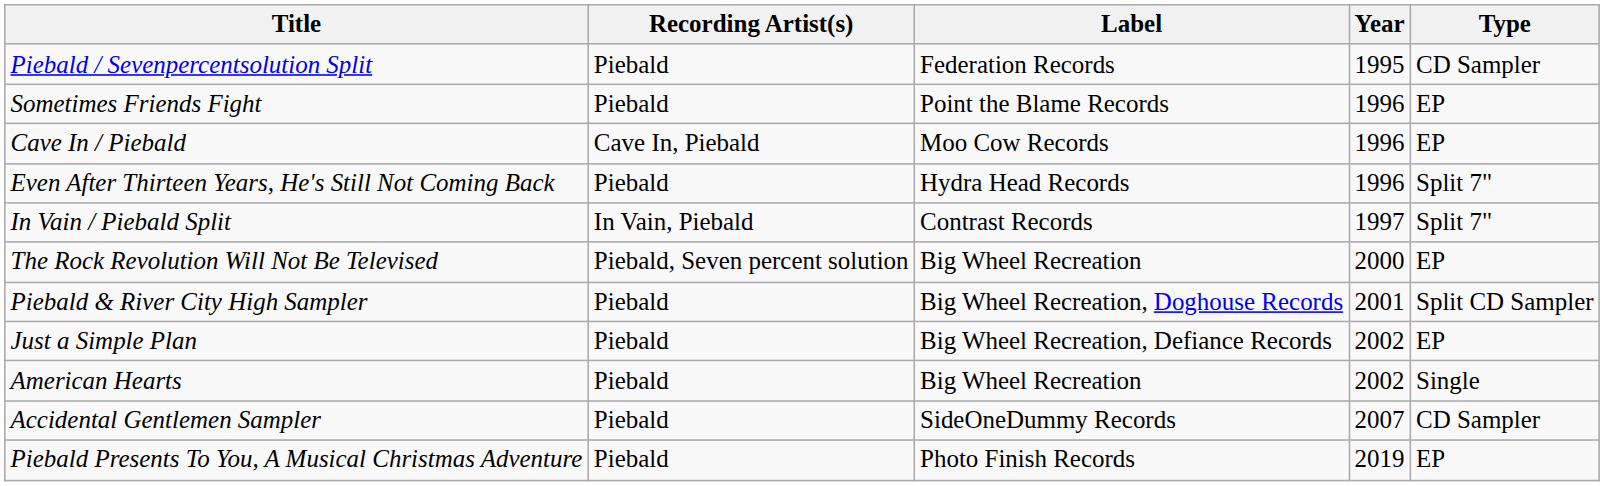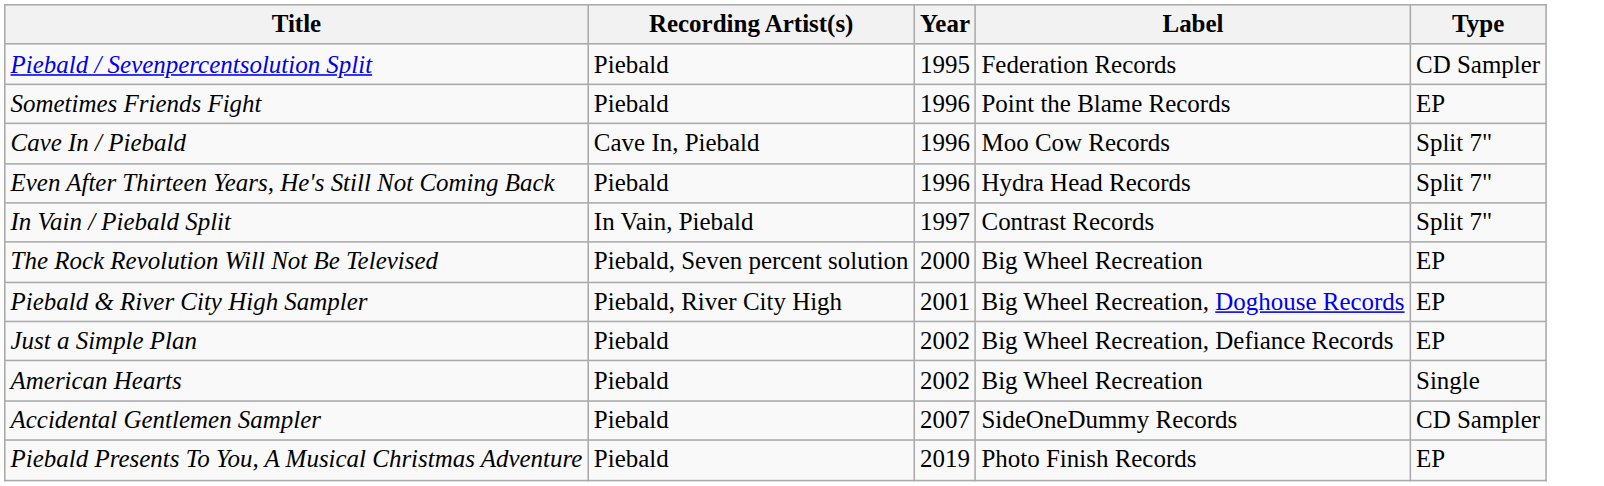columns swapped: (1132, 24) <-> (1380, 24)
(1431, 143) EP -> (1454, 143) Split 7"
(631, 301) Piebald -> (718, 301) Piebald, River City High
(1505, 301) Split CD Sampler -> (1431, 301) EP
